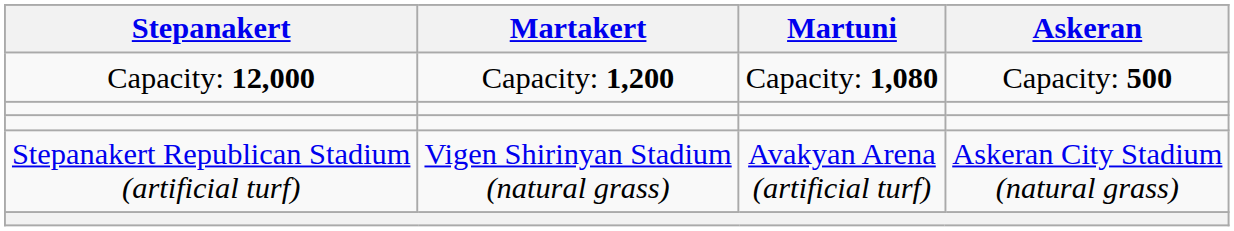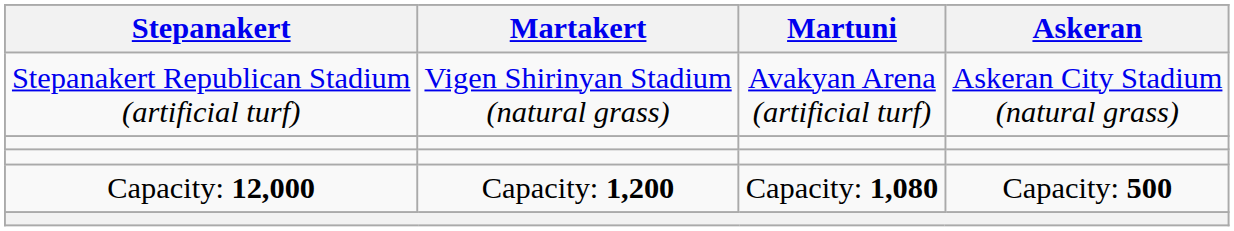rows swapped: (211, 170) <-> (211, 76)
